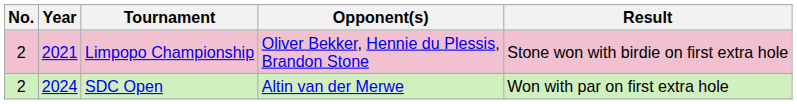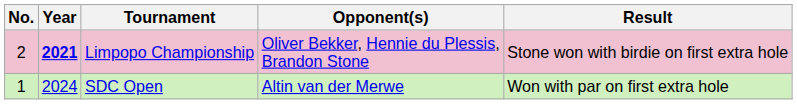(60, 52) normal -> (60, 52) bold
(21, 87) 2 -> (21, 87) 1
